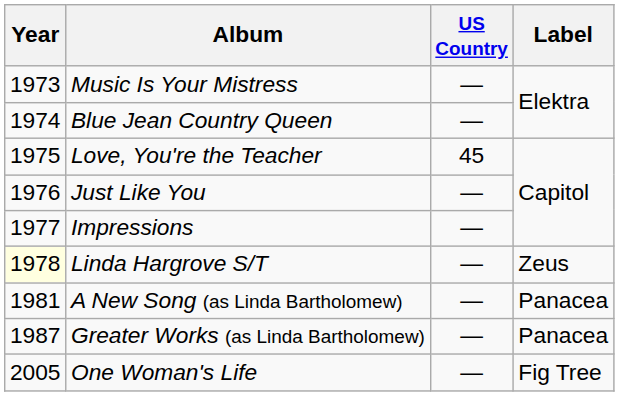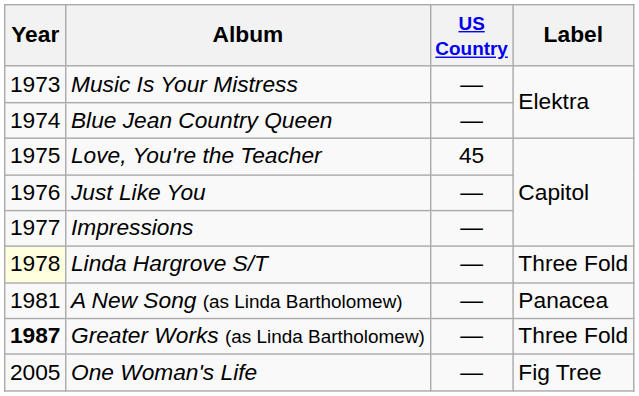(544, 264) Zeus -> (573, 264) Three Fold
(35, 336) normal -> (35, 336) bold
(563, 336) Panacea -> (573, 336) Three Fold
